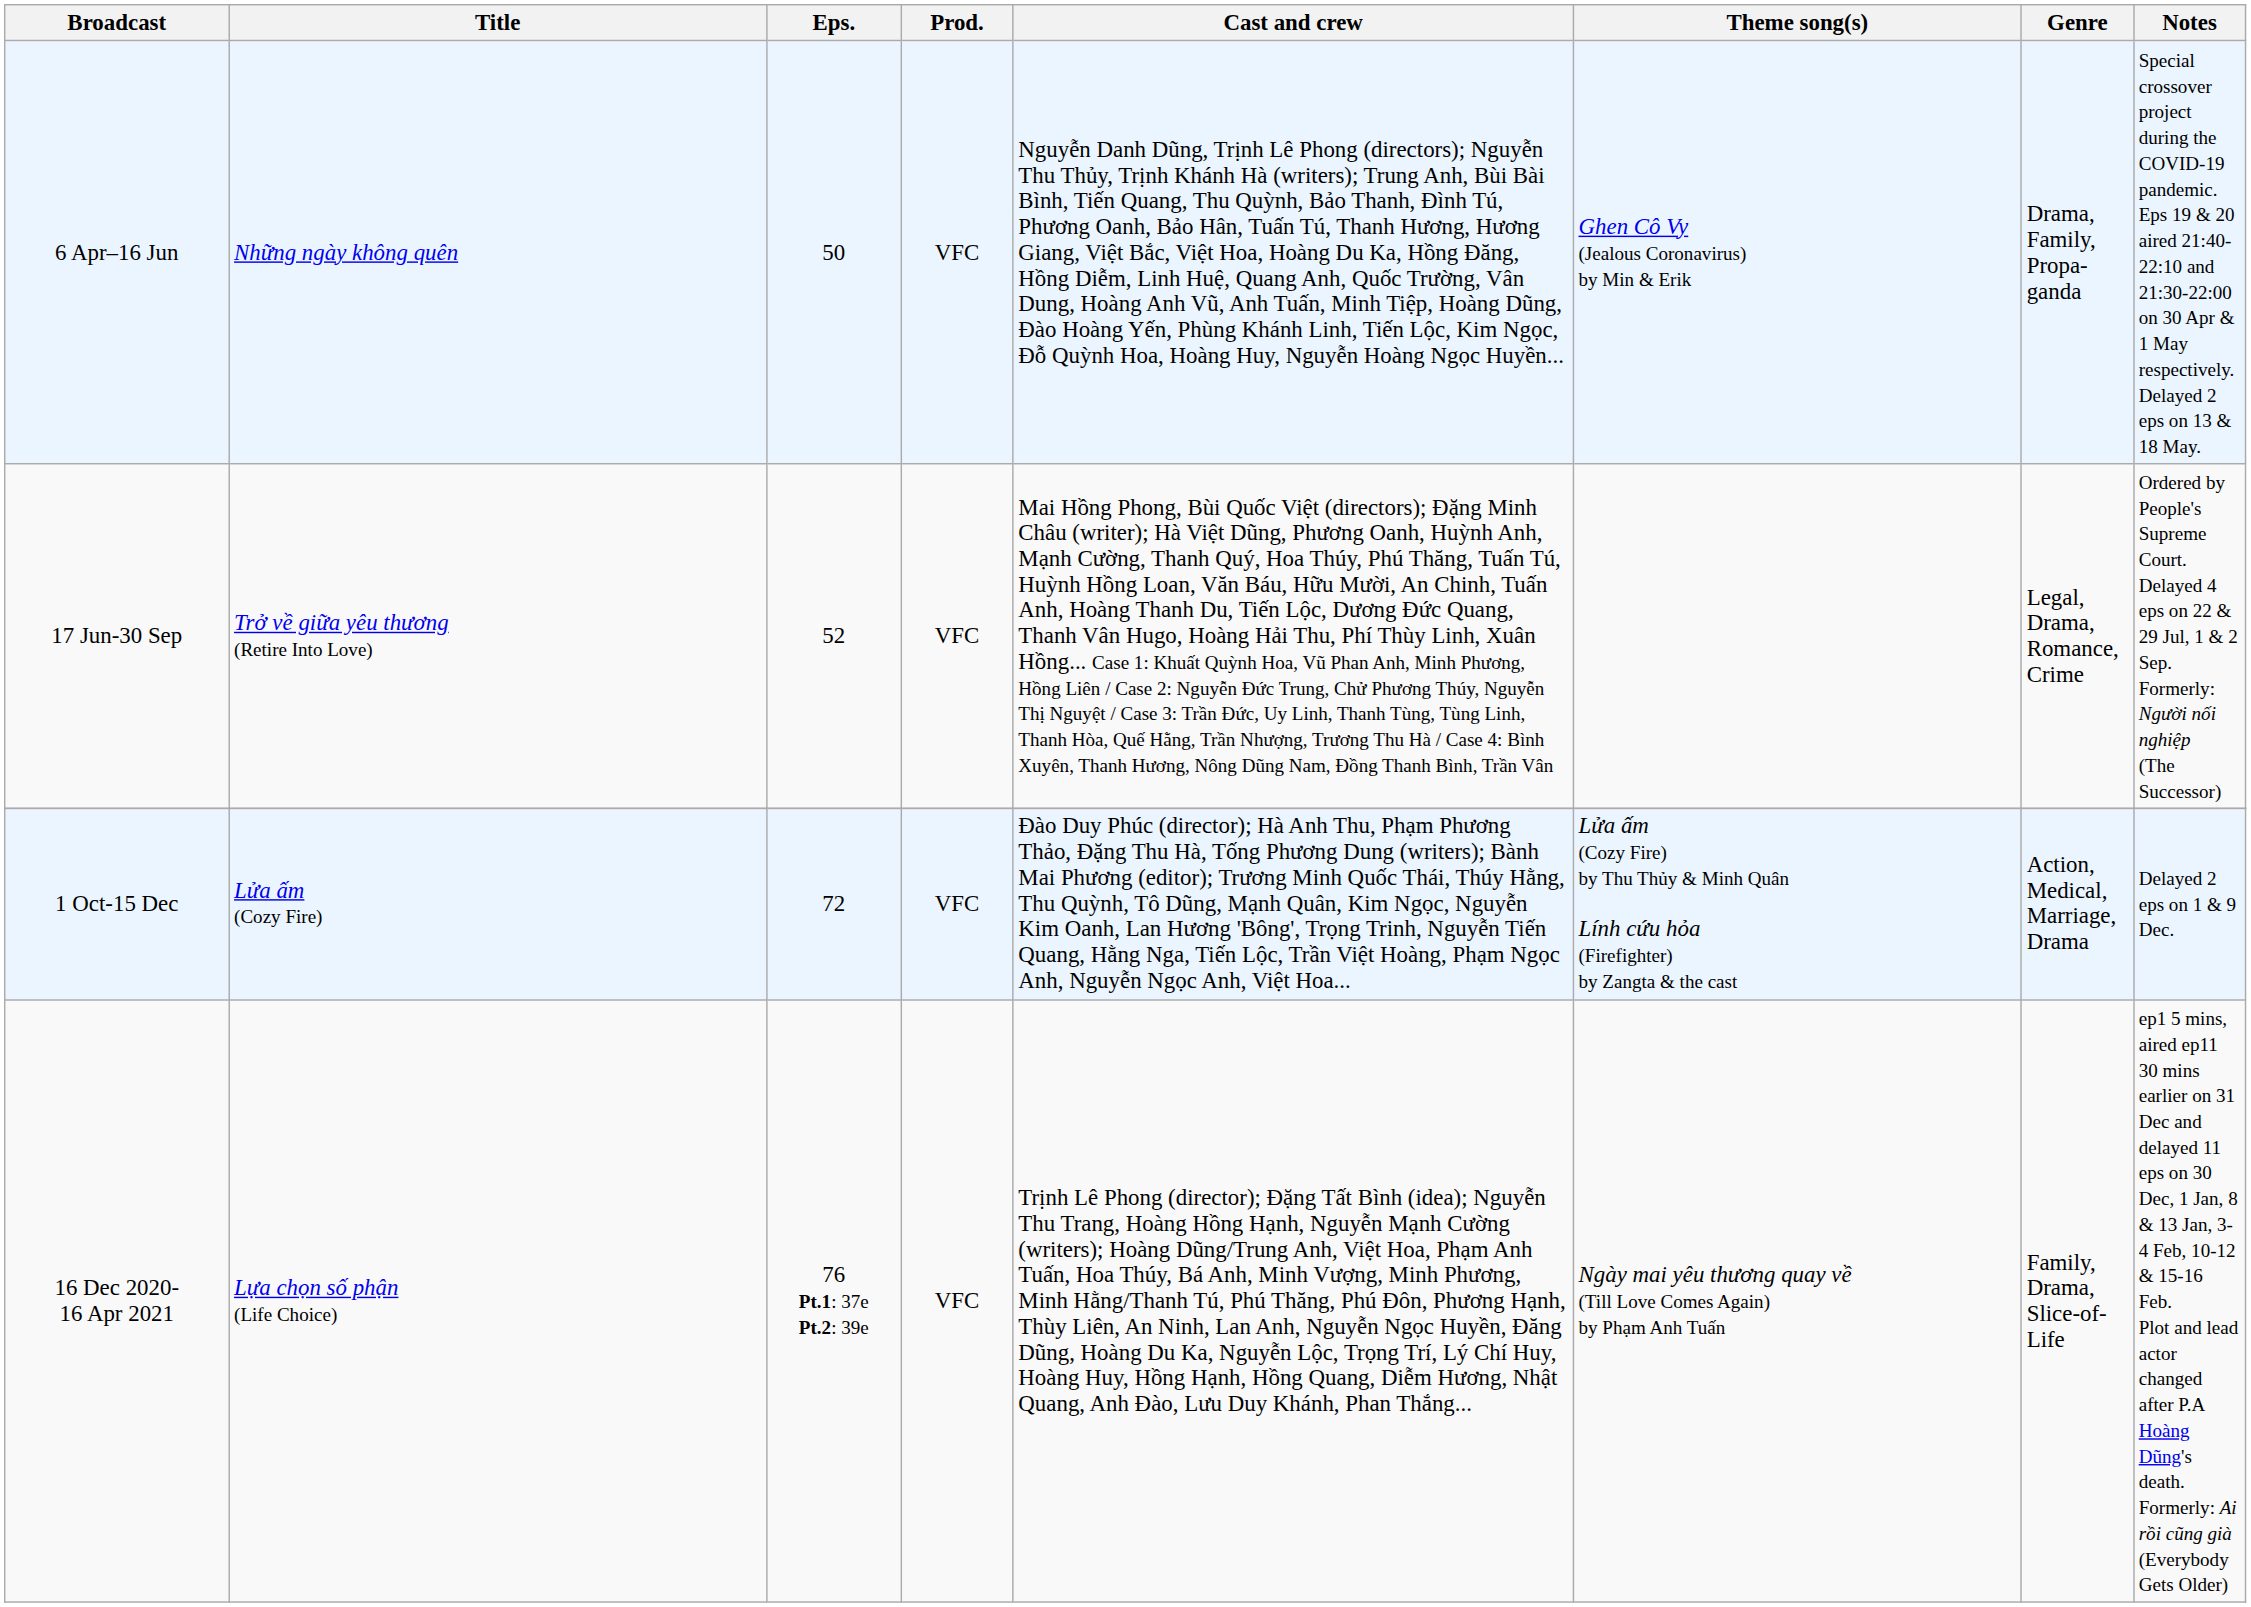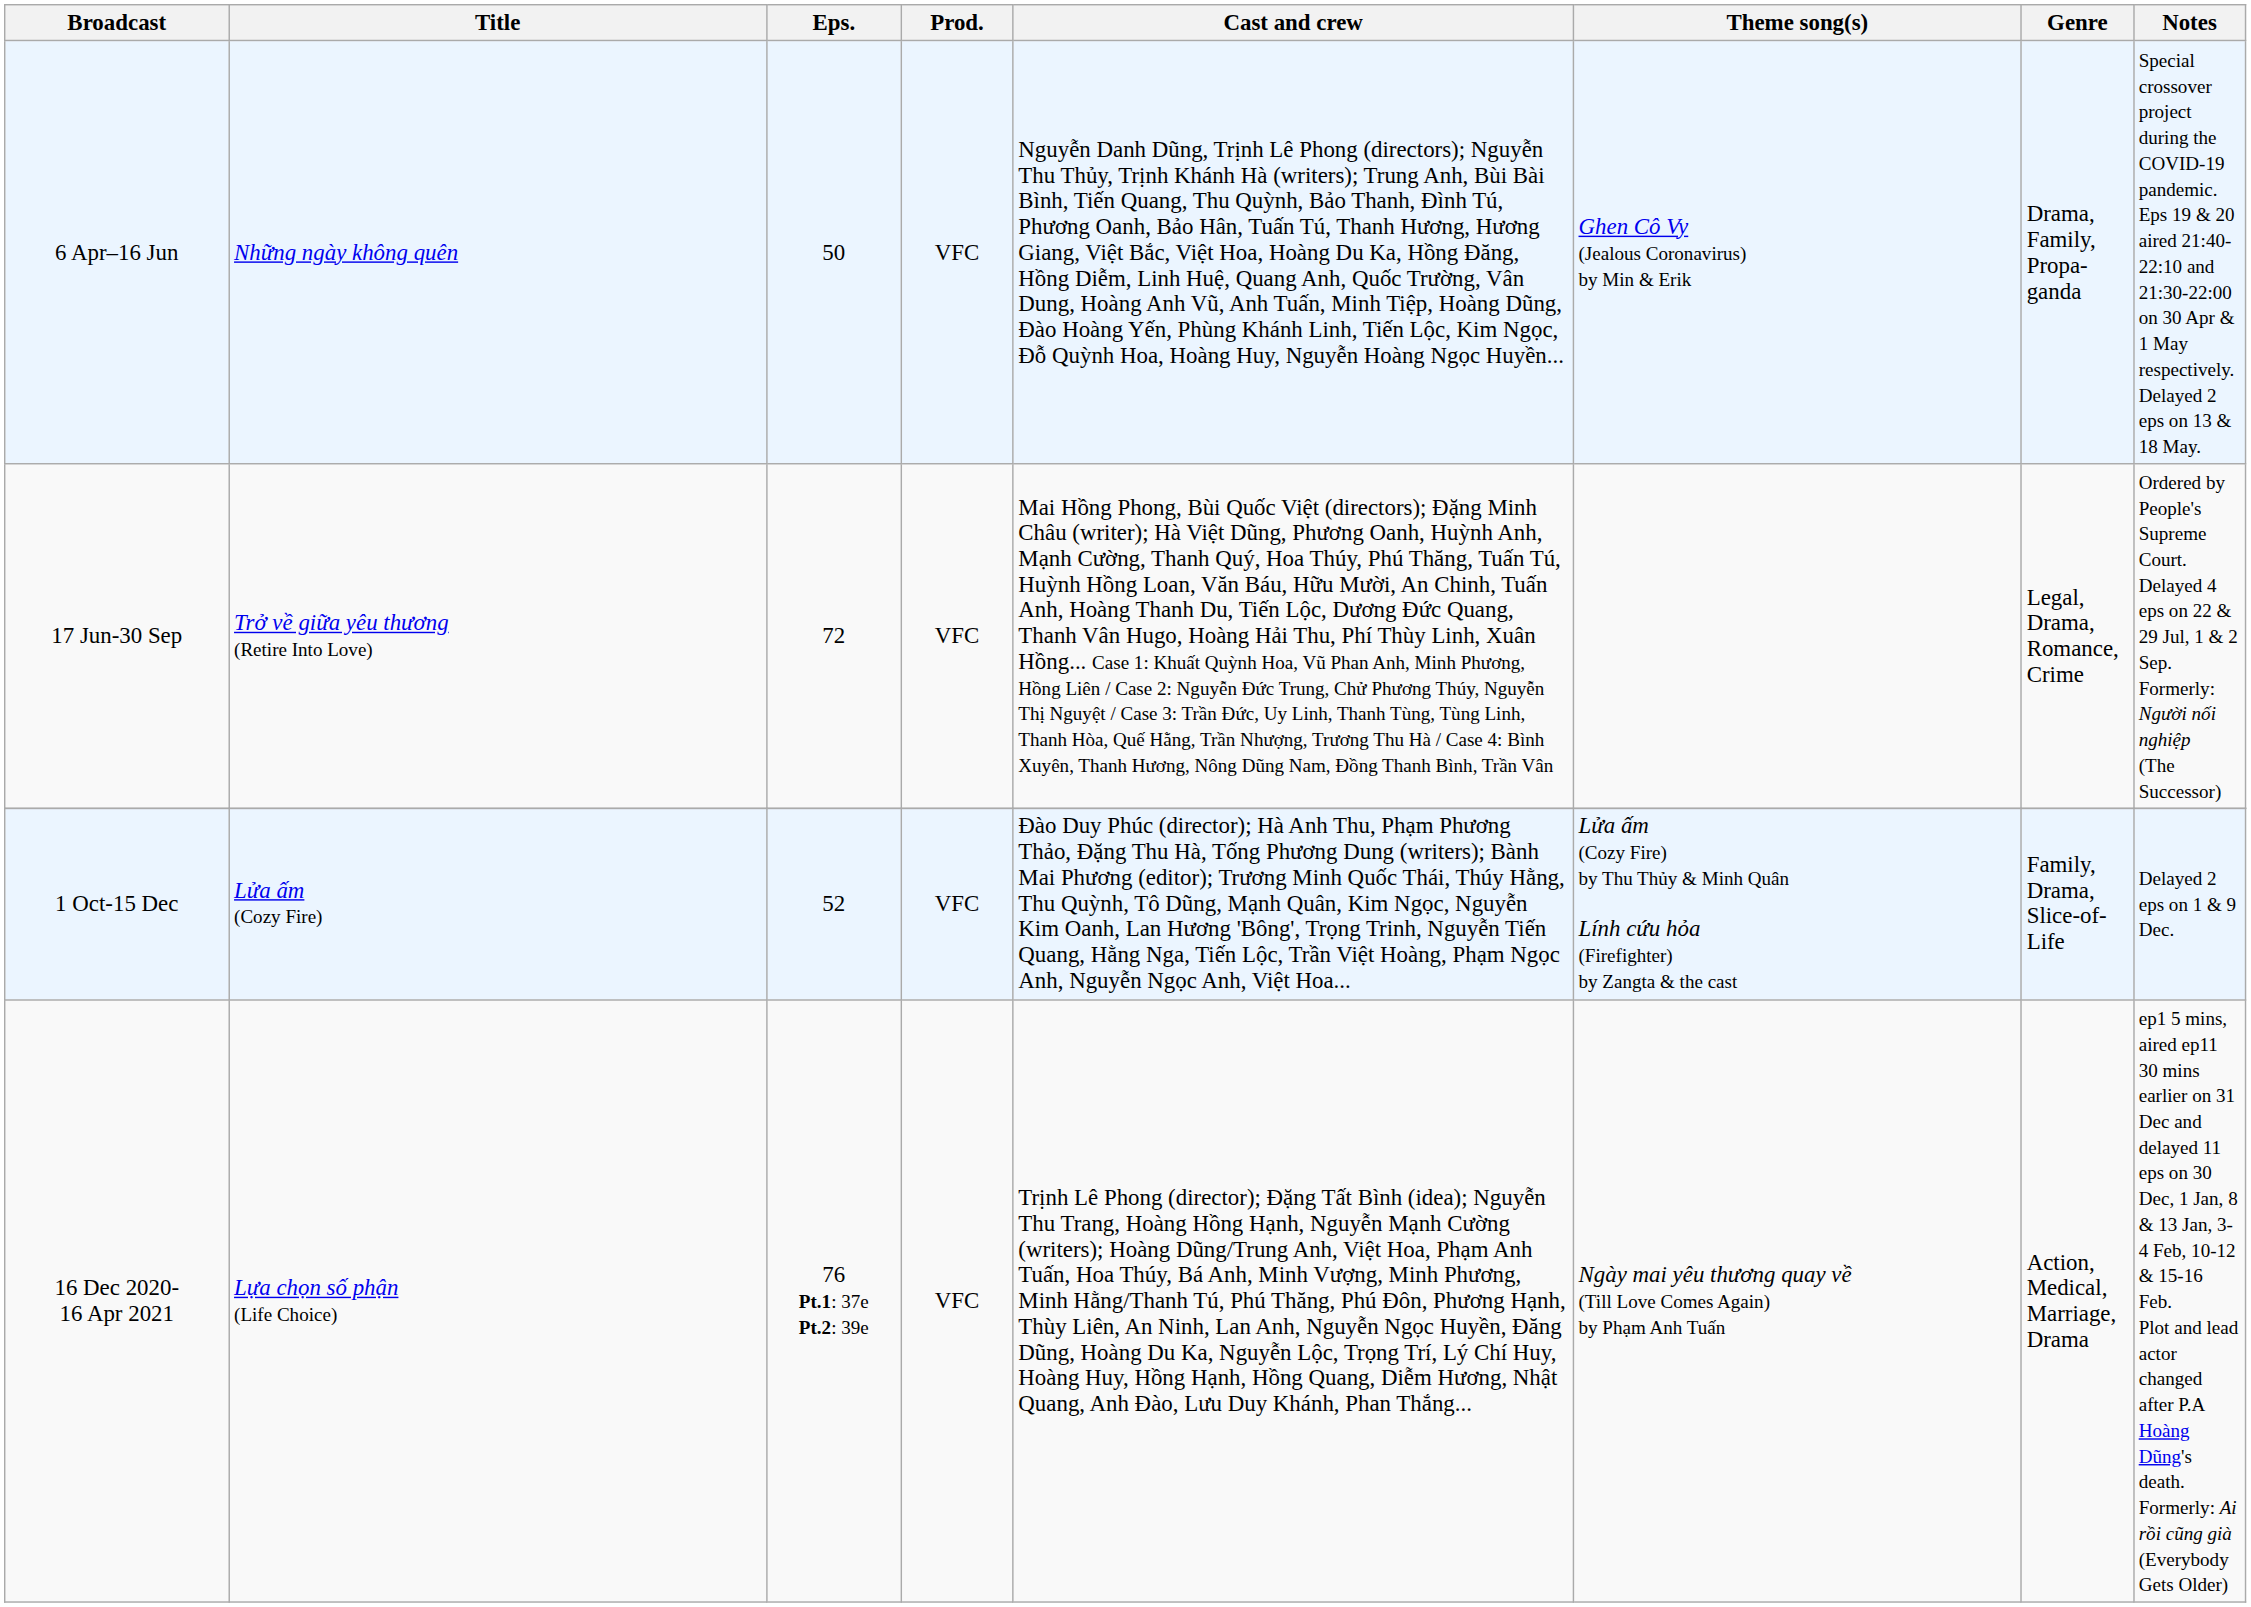(834, 635) 52 -> (834, 635) 72
(834, 903) 72 -> (834, 903) 52
(2071, 903) Action, Medical, Marriage, Drama -> (2067, 903) Family, Drama, Slice-of-Life
(2067, 1300) Family, Drama, Slice-of-Life -> (2071, 1300) Action, Medical, Marriage, Drama
